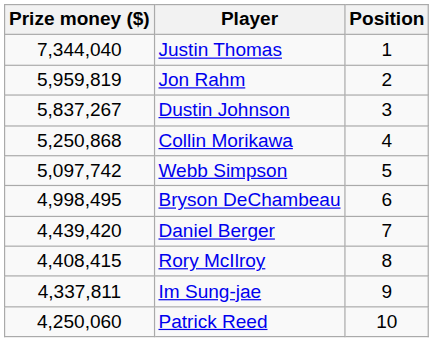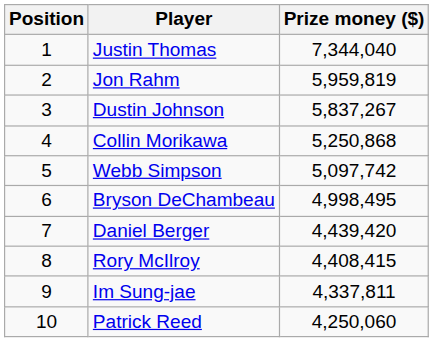columns swapped: (387, 19) <-> (79, 19)
